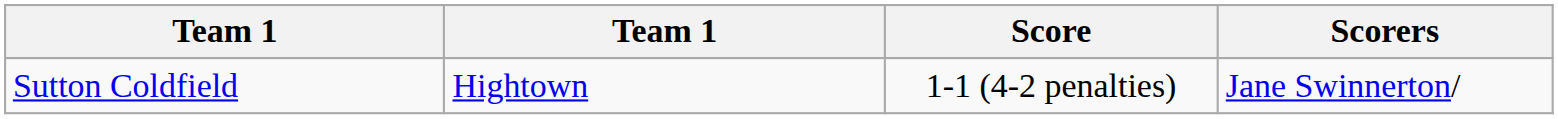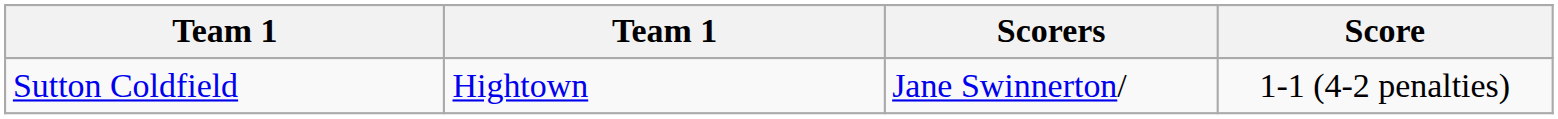columns swapped: (1051, 31) <-> (1385, 31)
